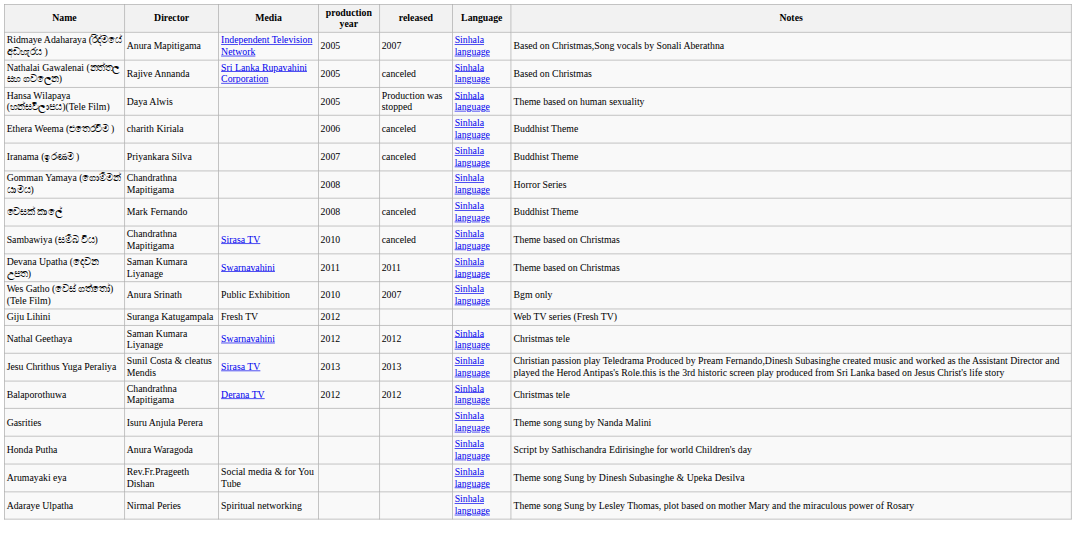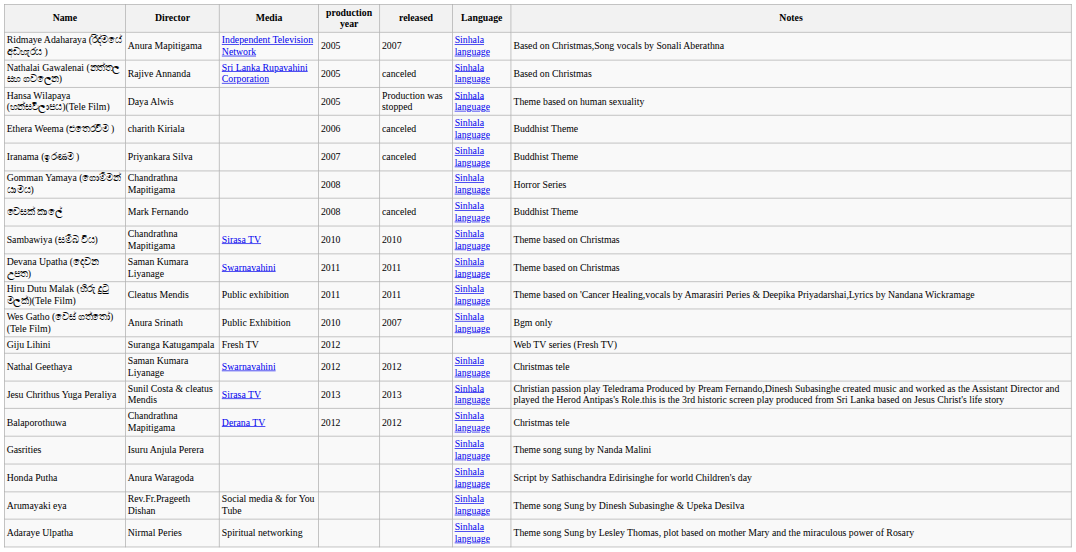(399, 240) canceled -> (392, 240) 2010
+ row: (58, 295)
